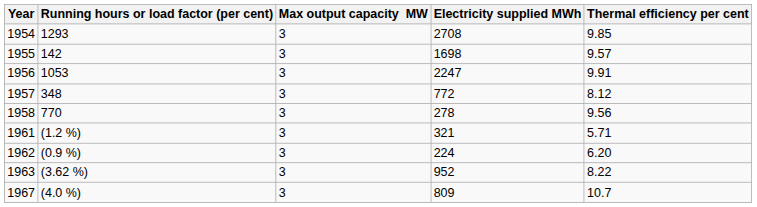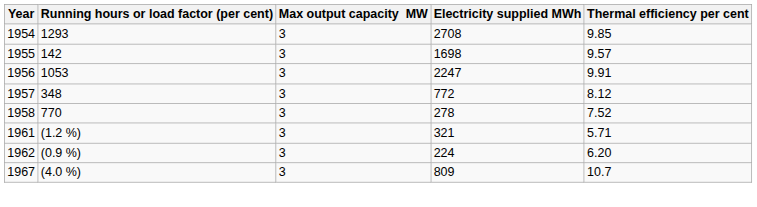(599, 113) 9.56 -> (599, 113) 7.52
- row: (21, 172)
